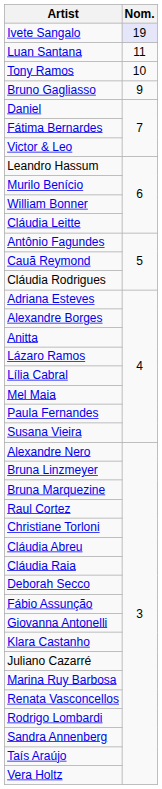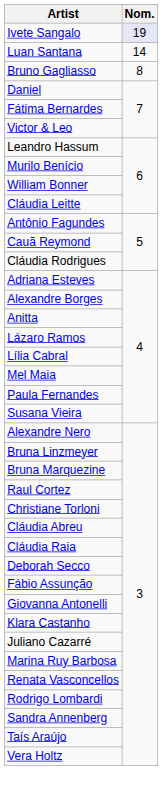(140, 52) 11 -> (140, 52) 14
- row: (40, 71)
(140, 90) 9 -> (140, 71) 8
